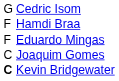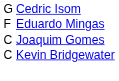- row: (48, 24)
(8, 70) bold -> (8, 55) normal
